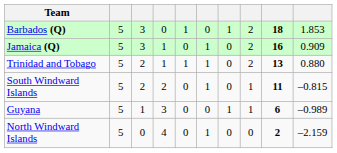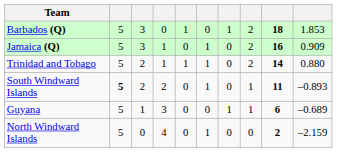(277, 64) 13 -> (277, 64) 14
(121, 87) normal -> (121, 87) bold
(313, 87) –0.815 -> (313, 87) –0.893
(313, 110) –0.989 -> (313, 110) –0.689
